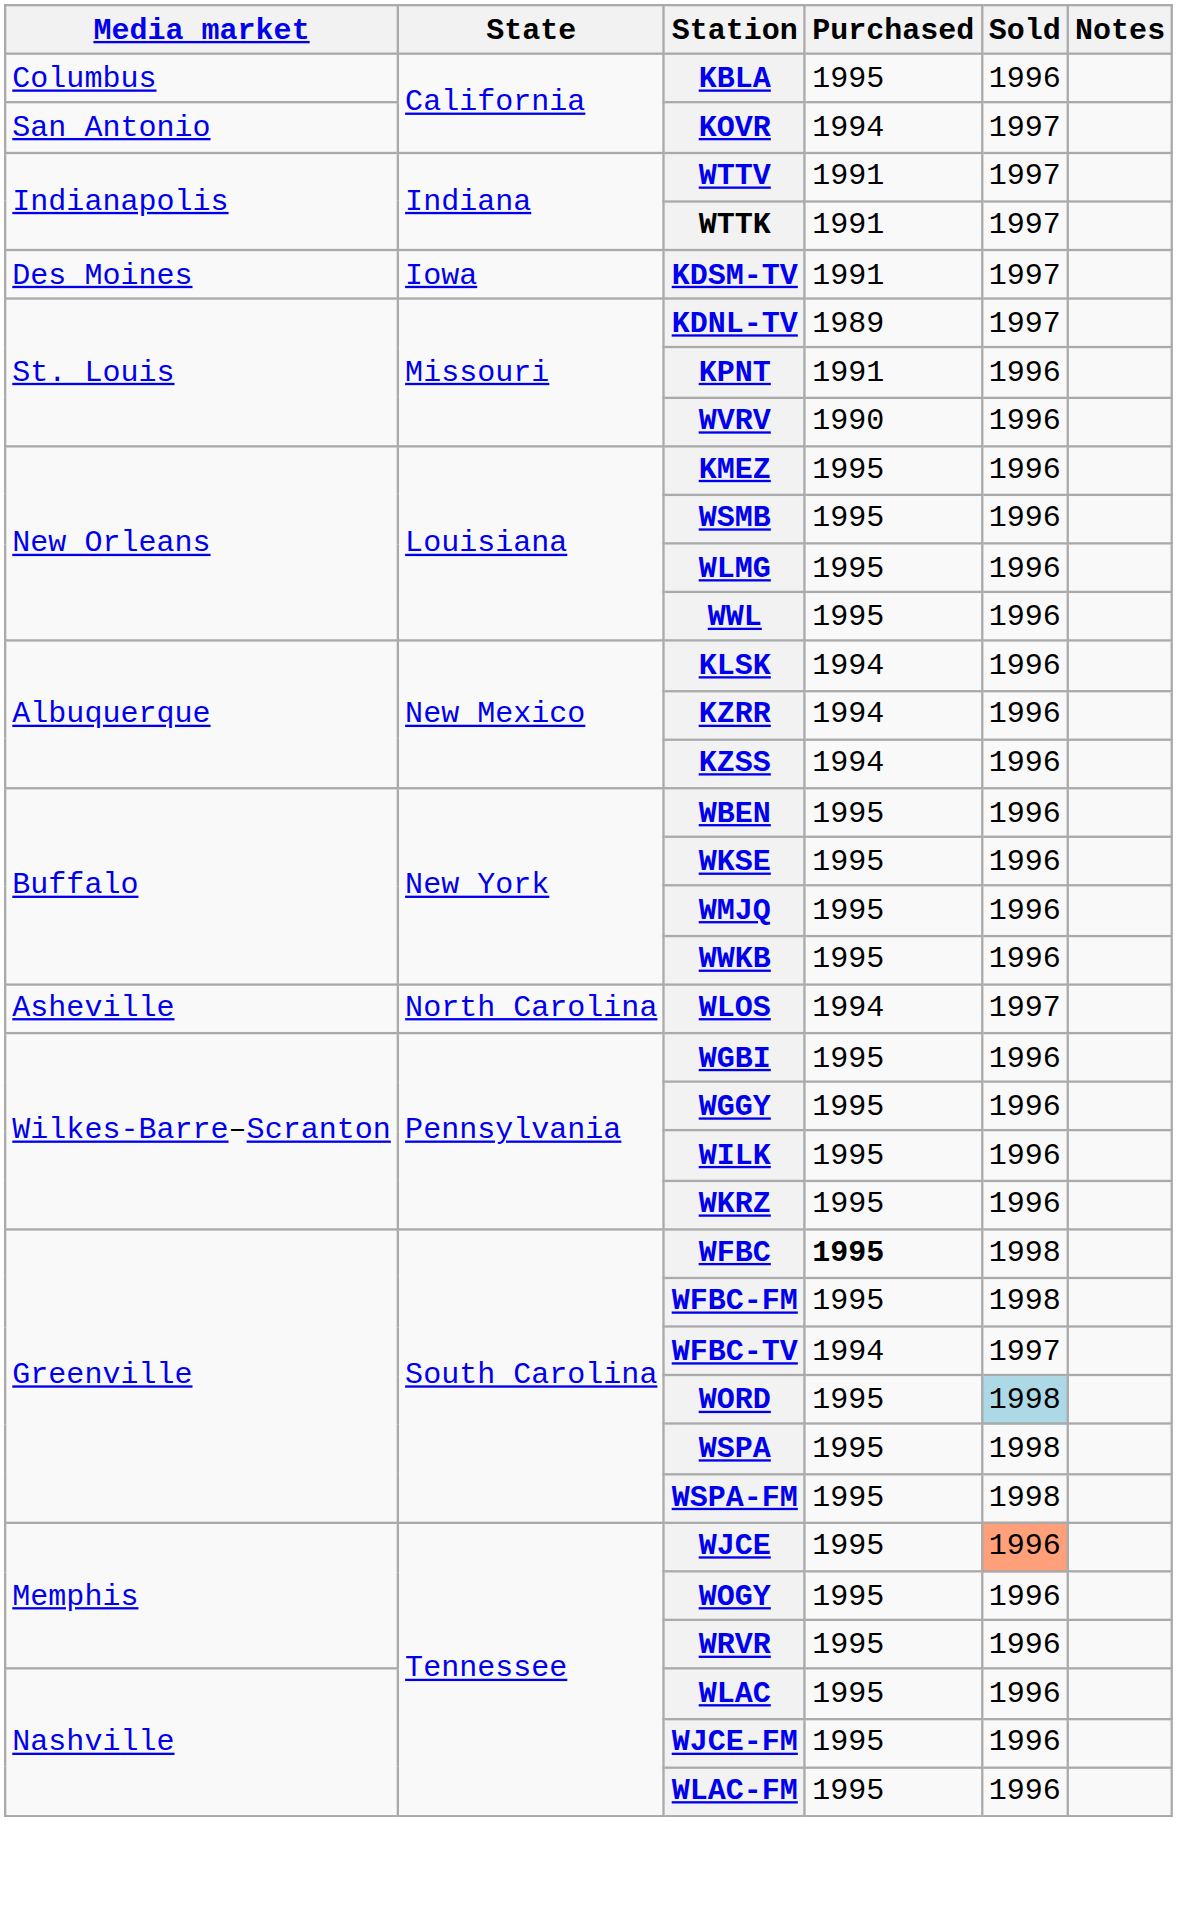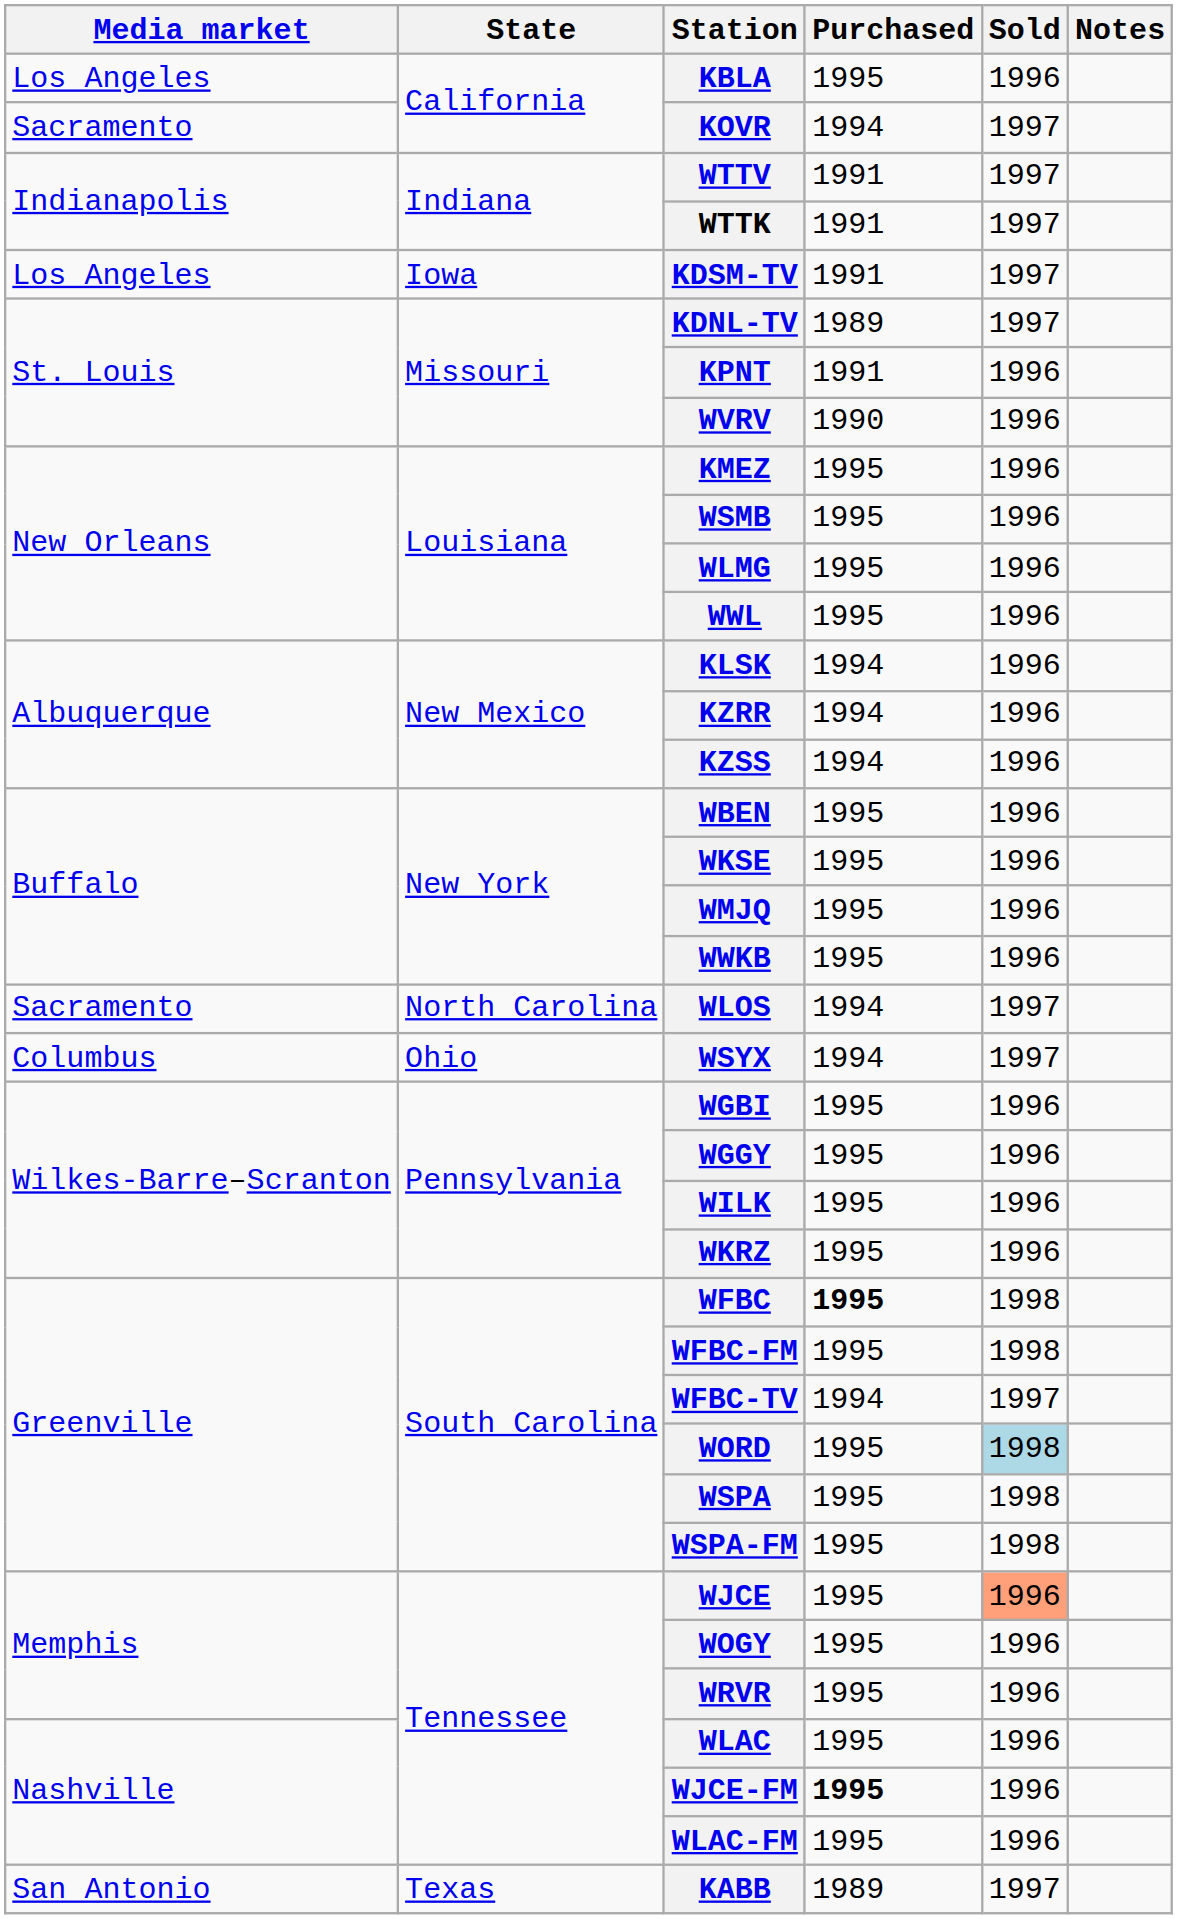(84, 79) Columbus -> (111, 79) Los Angeles
(111, 128) San Antonio -> (102, 128) Sacramento
(102, 274) Des Moines -> (111, 274) Los Angeles
(93, 1008) Asheville -> (102, 1008) Sacramento
+ row: (735, 1057)
(848, 1743) normal -> (848, 1792) bold
+ row: (735, 1889)
